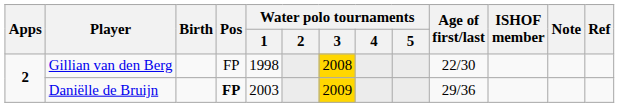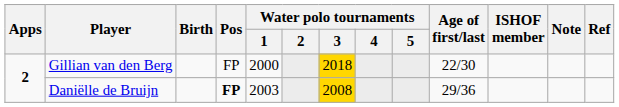(264, 66) 1998 -> (264, 66) 2000
(337, 66) 2008 -> (337, 66) 2018
(337, 90) 2009 -> (337, 90) 2008
